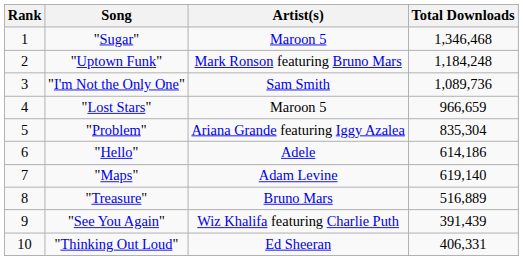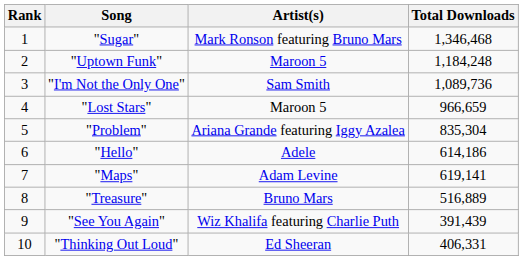(298, 38) Maroon 5 -> (298, 38) Mark Ronson featuring Bruno Mars
(298, 61) Mark Ronson featuring Bruno Mars -> (298, 61) Maroon 5
(463, 175) 619,140 -> (463, 175) 619,141
